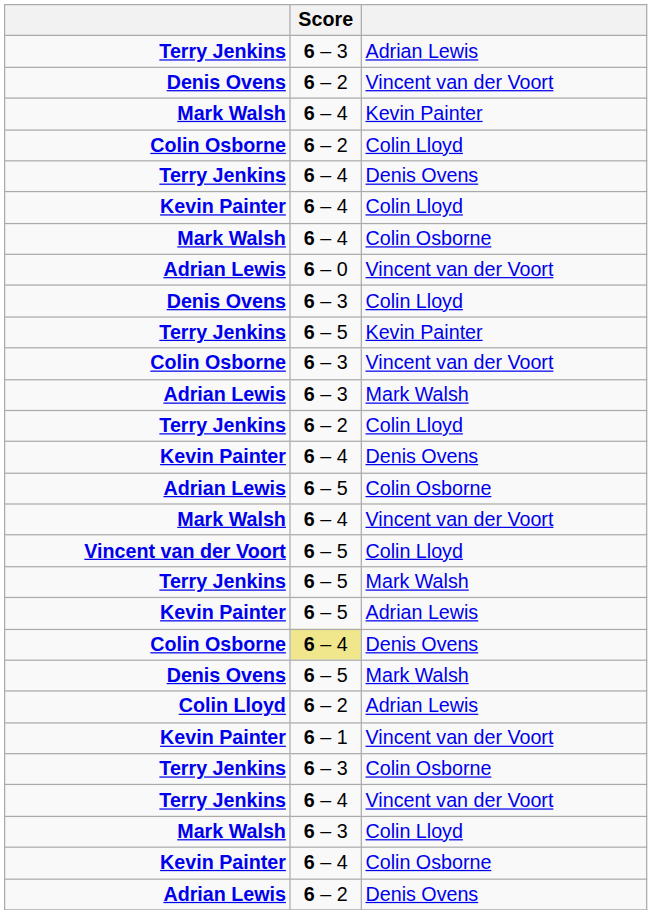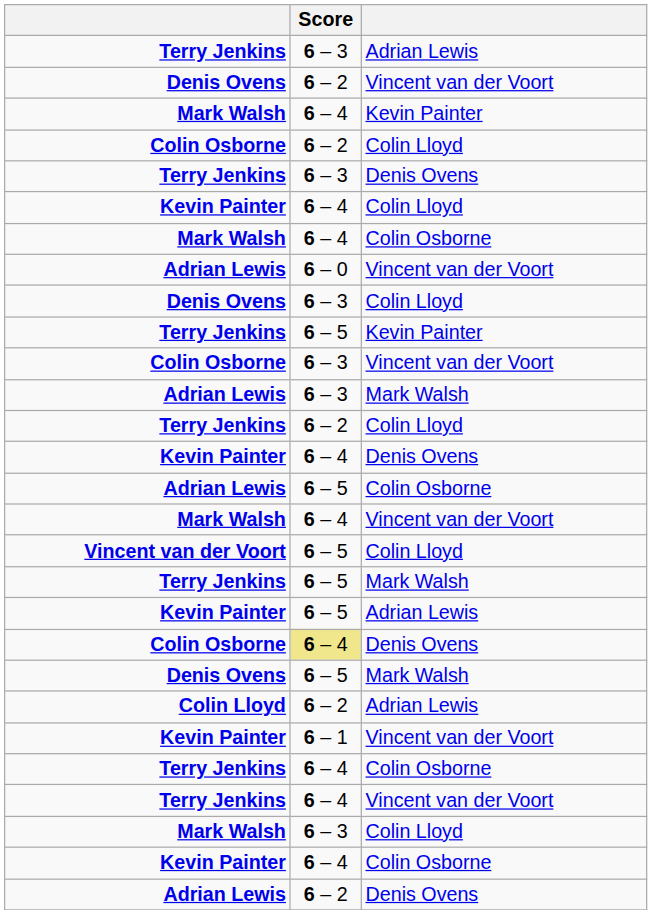(326, 176) 6 – 4 -> (326, 176) 6 – 3
(326, 769) 6 – 3 -> (326, 769) 6 – 4
